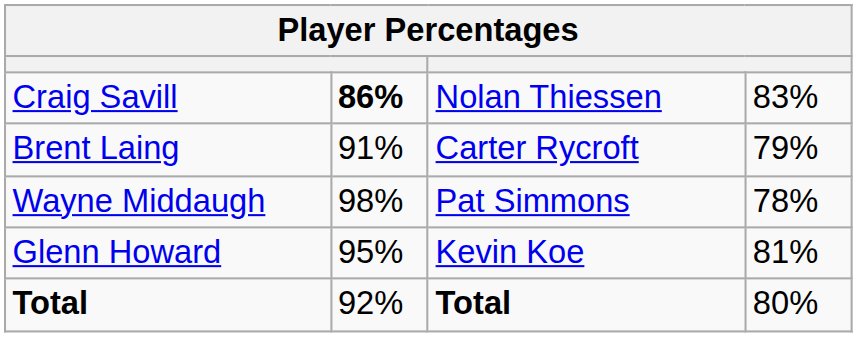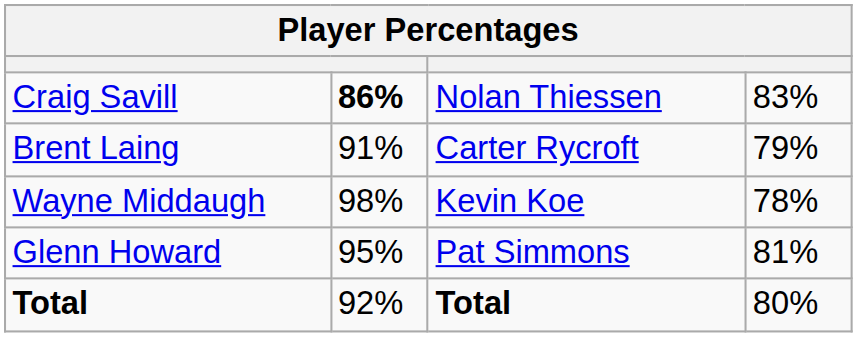(533, 200) Pat Simmons -> (510, 200) Kevin Koe
(510, 252) Kevin Koe -> (533, 252) Pat Simmons
